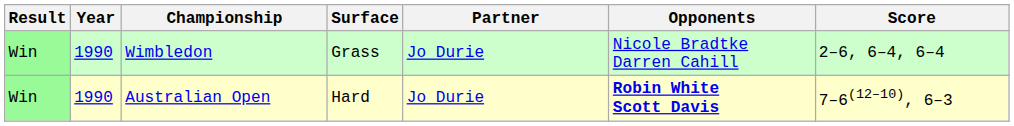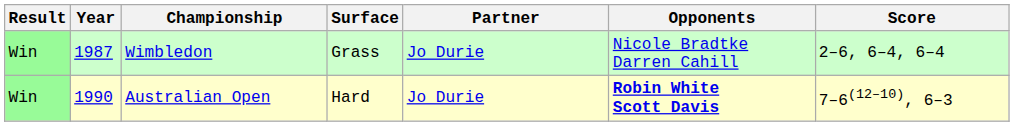(94, 53) 1990 -> (94, 53) 1987
